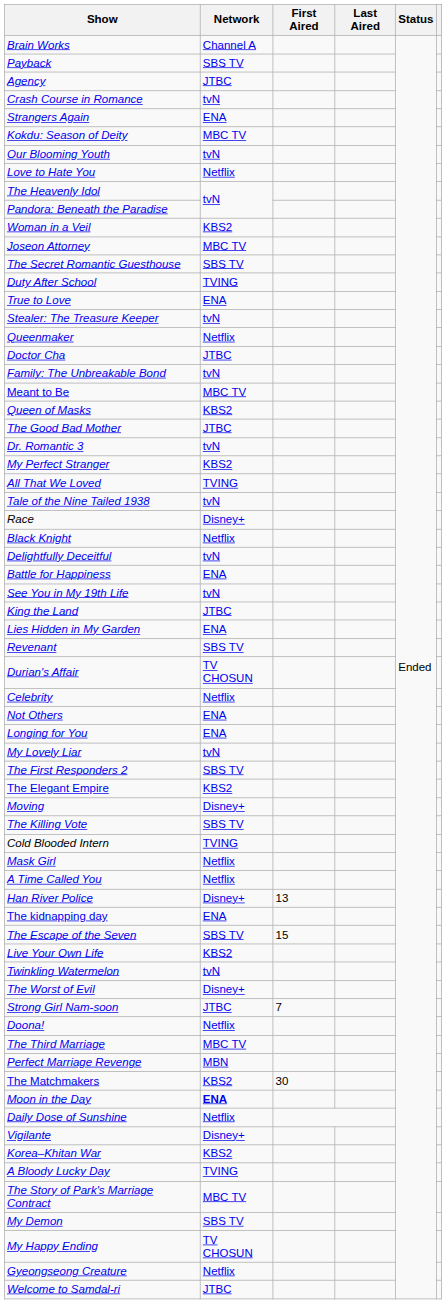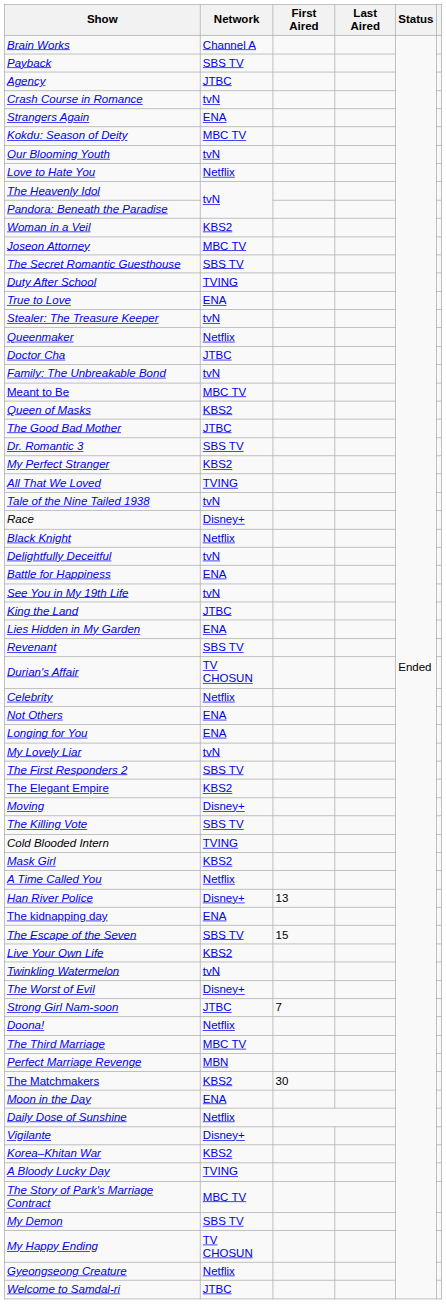(211, 446) tvN -> (223, 446) SBS TV
(219, 861) Netflix -> (218, 861) KBS2
(215, 1099) bold -> (215, 1099) normal
